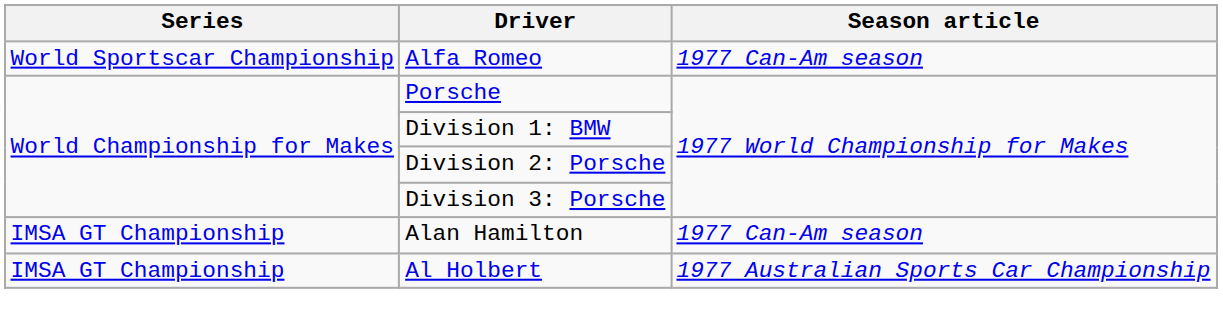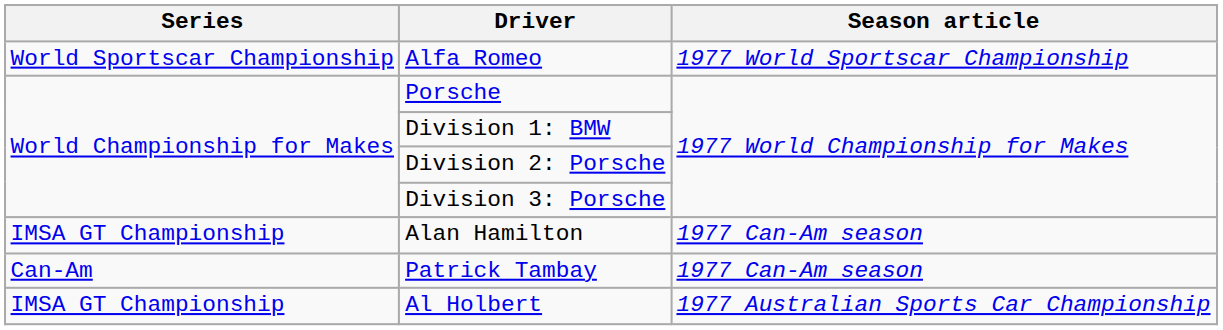(800, 58) 1977 Can-Am season -> (902, 58) 1977 World Sportscar Championship
+ row: (501, 270)
